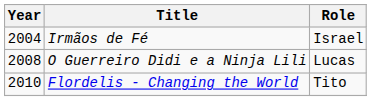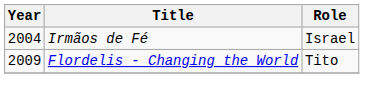- row: (177, 61)
(25, 84) 2010 -> (25, 61) 2009
